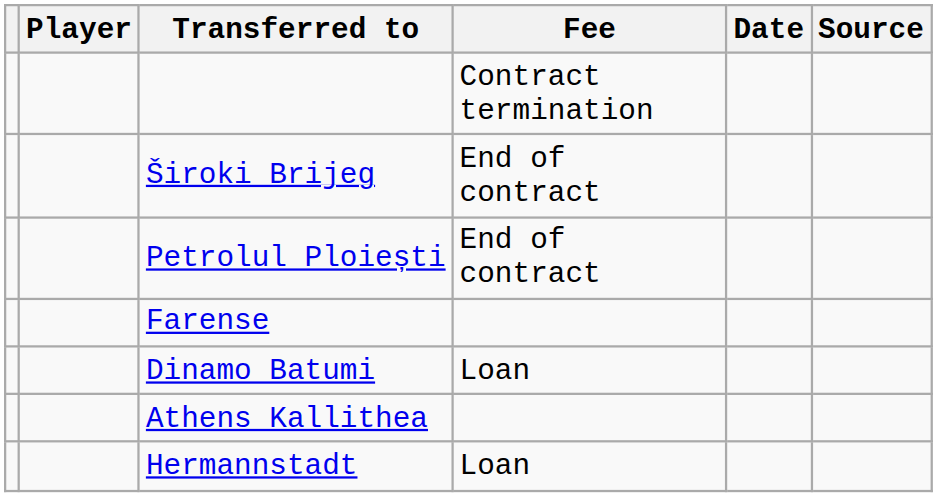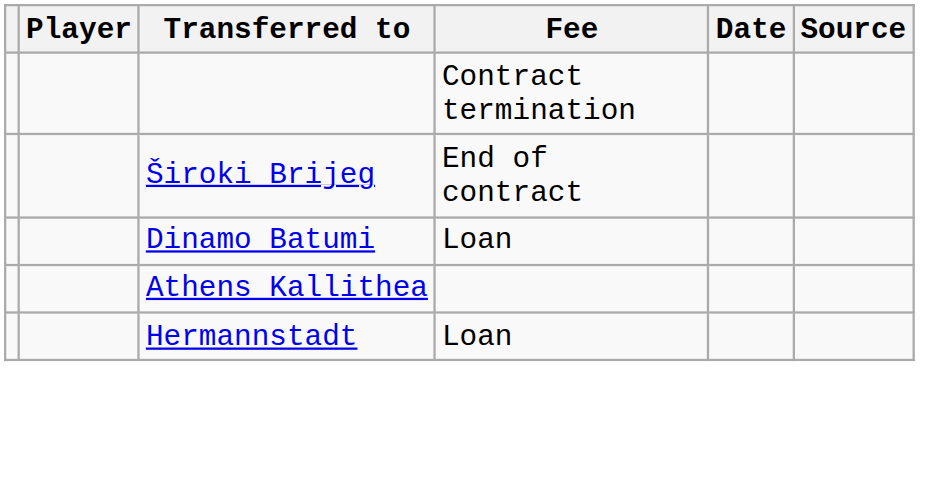- row: (296, 257)
- row: (208, 322)
